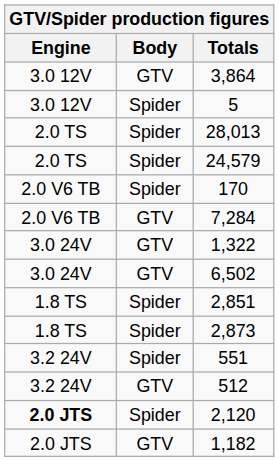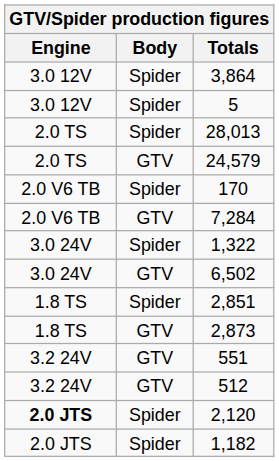(155, 76) GTV -> (155, 76) Spider
(155, 161) Spider -> (155, 161) GTV
(155, 245) GTV -> (155, 245) Spider
(155, 330) Spider -> (155, 330) GTV
(155, 358) Spider -> (155, 358) GTV
(155, 443) GTV -> (155, 443) Spider
